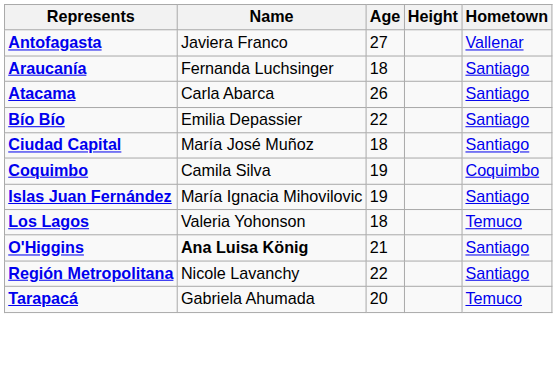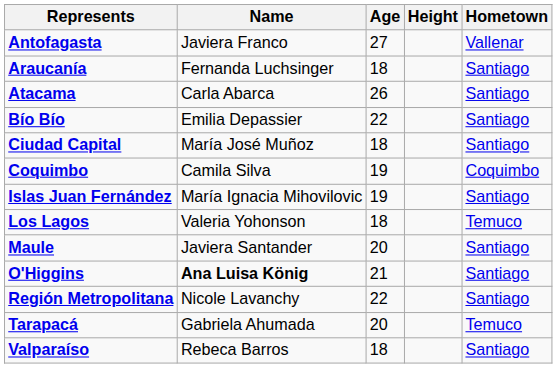+ row: (31, 247)
+ row: (49, 350)
